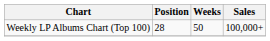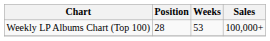(198, 28) 50 -> (198, 28) 53
